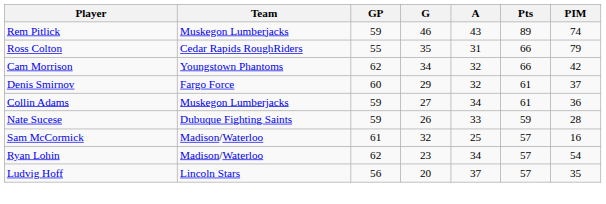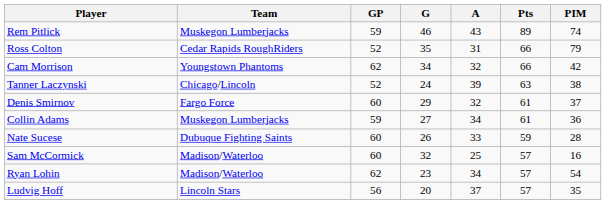(376, 48) 55 -> (376, 48) 52
+ row: (47, 84)
(376, 119) 59 -> (376, 137) 60
(376, 137) 61 -> (376, 155) 60
